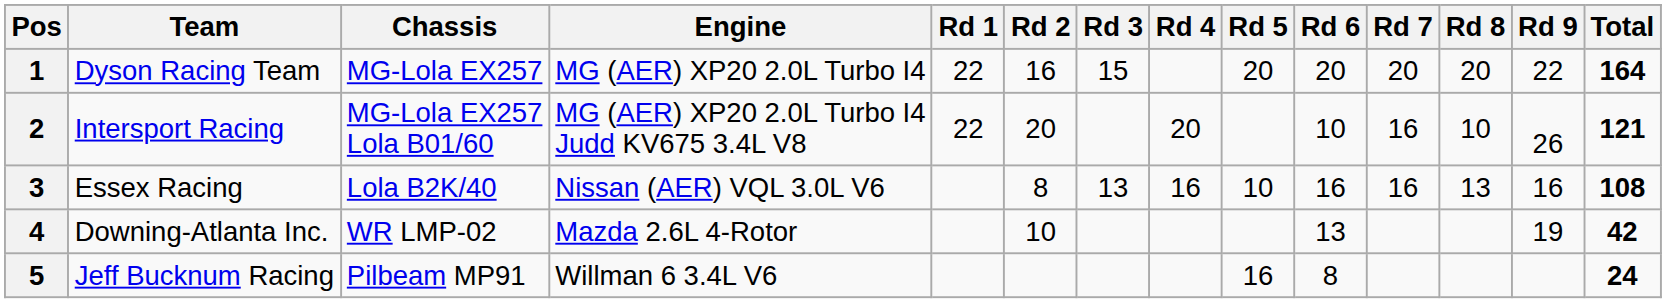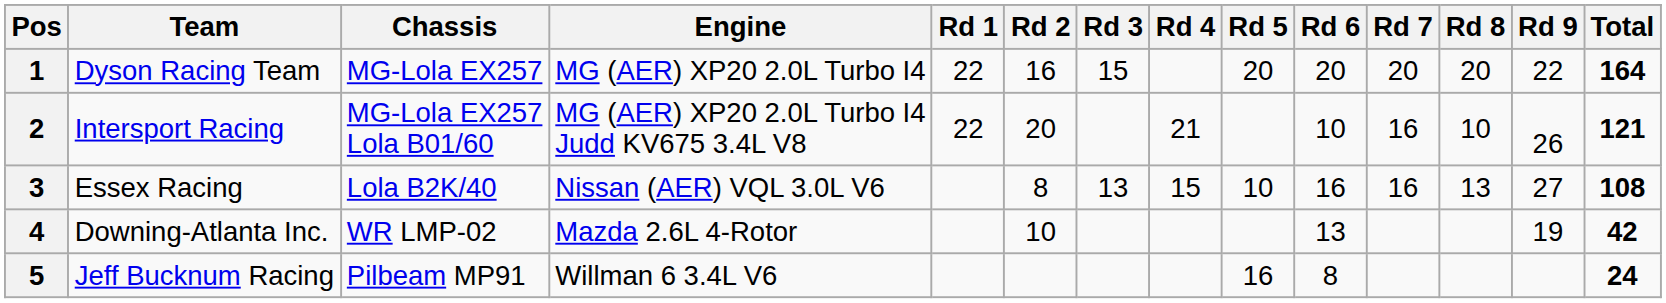(1186, 129) 20 -> (1186, 129) 21
(1186, 188) 16 -> (1186, 188) 15
(1548, 188) 16 -> (1548, 188) 27
